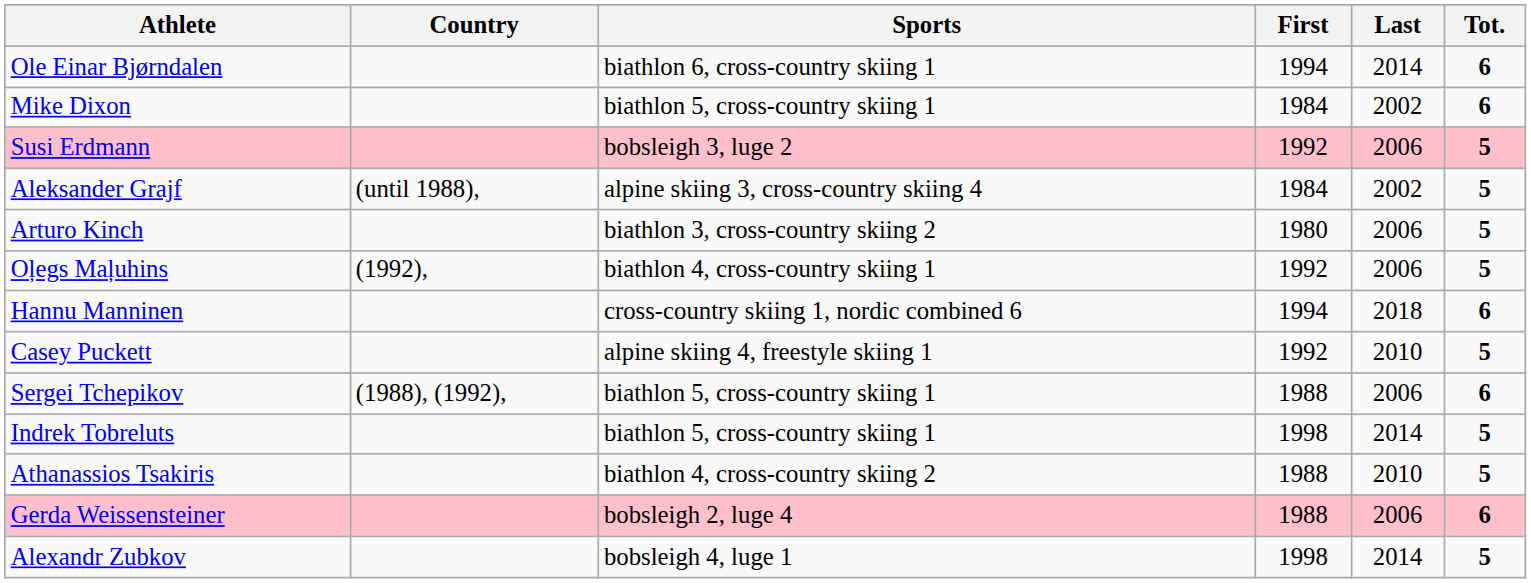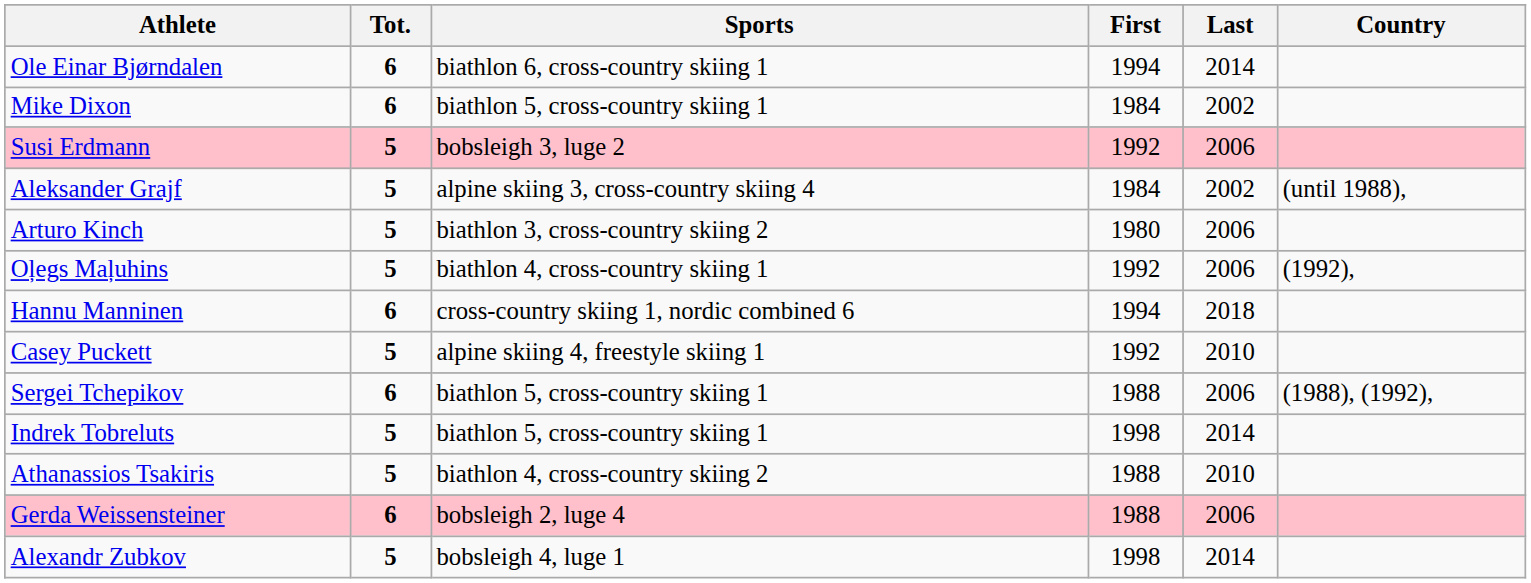columns swapped: (474, 25) <-> (1485, 25)
